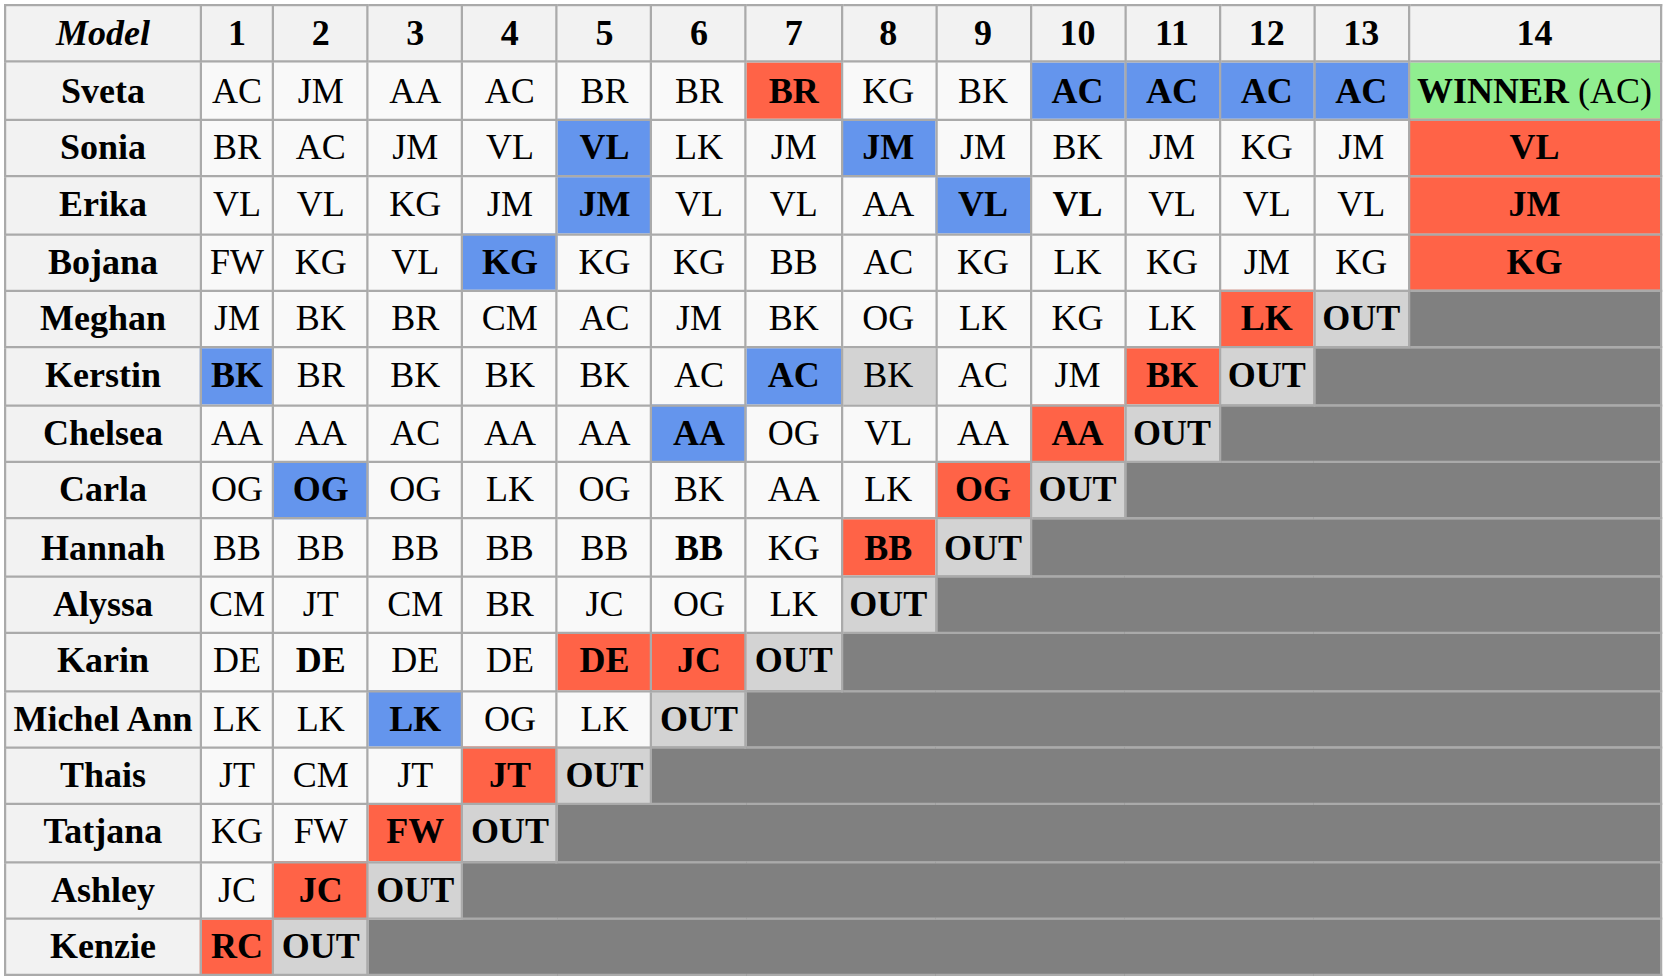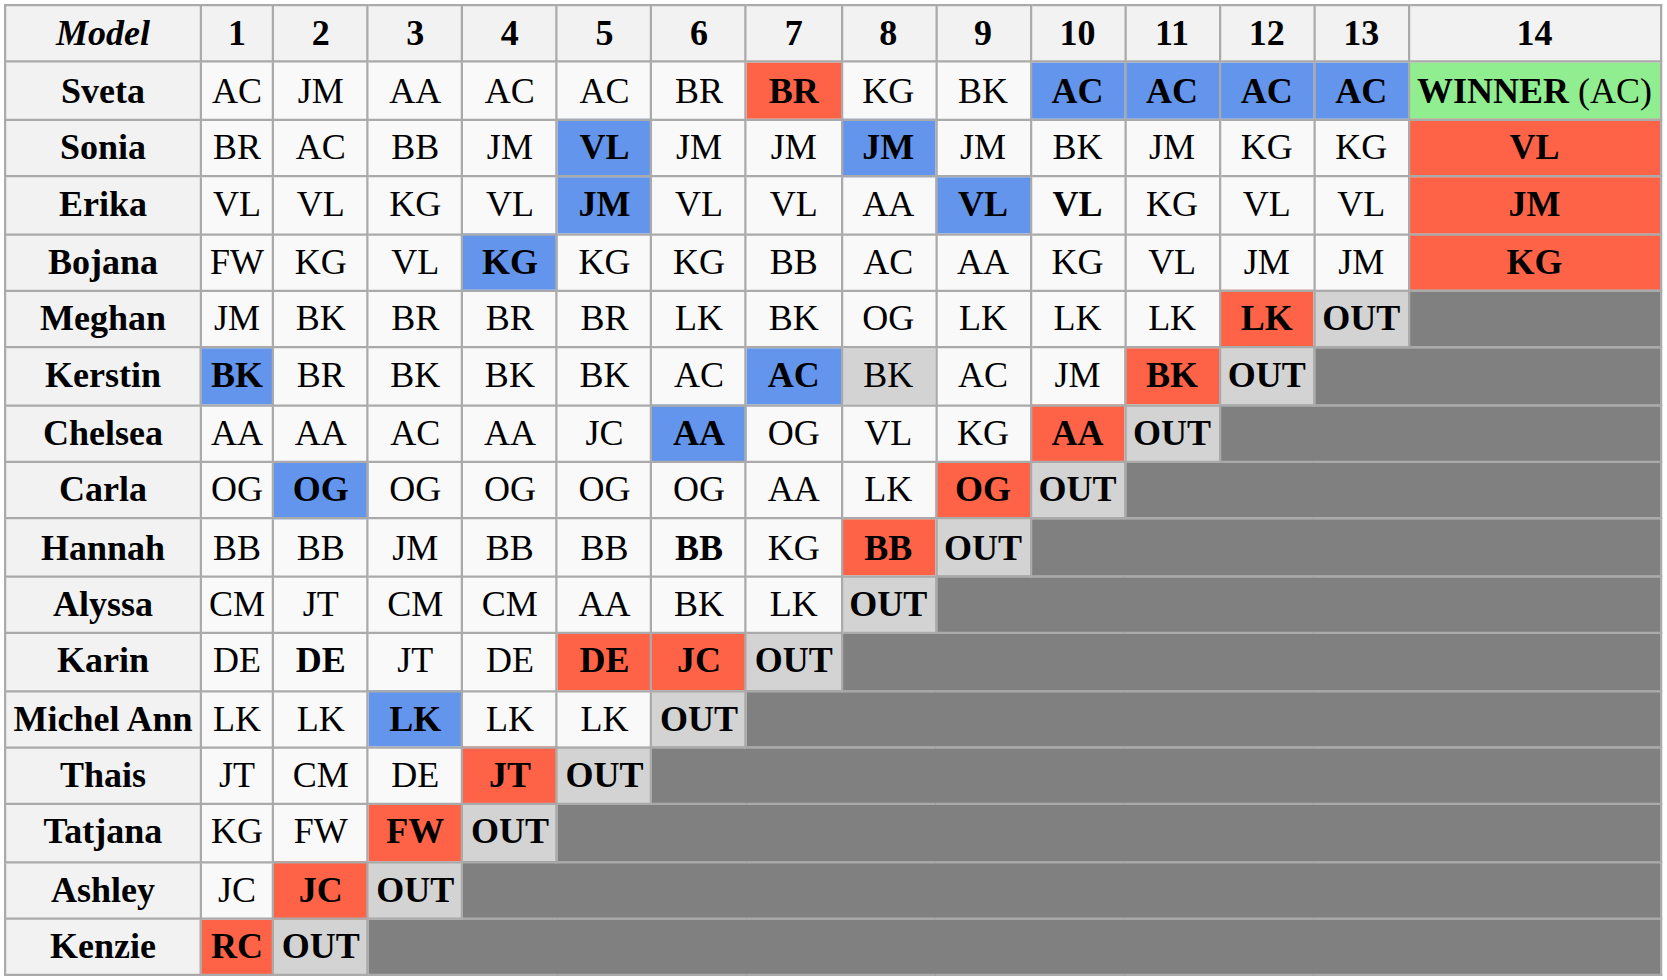(604, 90) BR -> (604, 90) AC
(415, 147) JM -> (415, 147) BB
(510, 147) VL -> (510, 147) JM
(699, 147) LK -> (699, 147) JM
(1361, 147) JM -> (1361, 147) KG
(510, 204) JM -> (510, 204) VL
(1172, 204) VL -> (1172, 204) KG
(983, 261) KG -> (983, 261) AA
(1078, 261) LK -> (1078, 261) KG
(1172, 261) KG -> (1172, 261) VL
(1361, 261) KG -> (1361, 261) JM
(510, 318) CM -> (510, 318) BR
(604, 318) AC -> (604, 318) BR
(699, 318) JM -> (699, 318) LK
(1078, 318) KG -> (1078, 318) LK
(604, 432) AA -> (604, 432) JC
(983, 432) AA -> (983, 432) KG
(510, 489) LK -> (510, 489) OG
(699, 489) BK -> (699, 489) OG
(415, 546) BB -> (415, 546) JM
(510, 603) BR -> (510, 603) CM
(604, 603) JC -> (604, 603) AA
(699, 603) OG -> (699, 603) BK
(415, 661) DE -> (415, 661) JT
(510, 718) OG -> (510, 718) LK
(415, 775) JT -> (415, 775) DE
